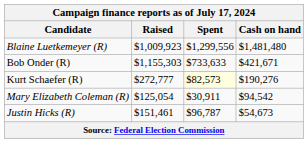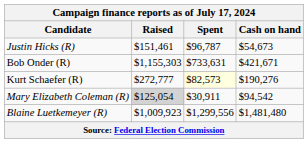rows swapped: (41, 113) <-> (57, 46)
(206, 63) $733,633 -> (206, 63) $733,631
(154, 96) no background -> (154, 96) lightgrey background
